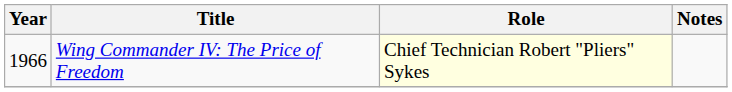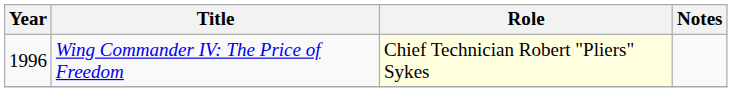(28, 60) 1966 -> (28, 60) 1996
